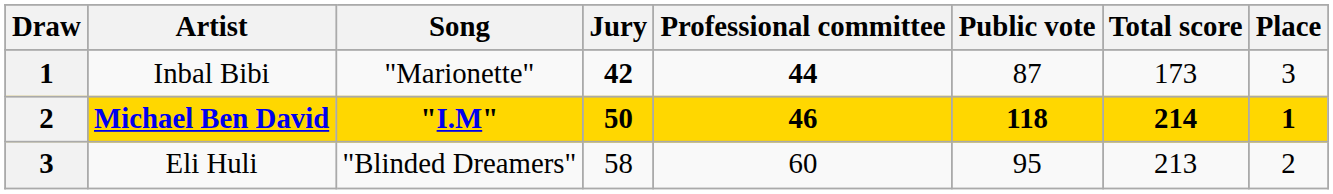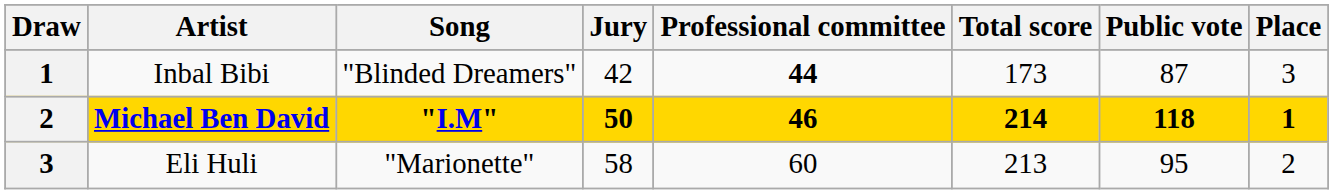columns swapped: (1027, 27) <-> (1176, 27)
(459, 73) "Marionette" -> (459, 73) "Blinded Dreamers"
(618, 73) bold -> (618, 73) normal
(459, 164) "Blinded Dreamers" -> (459, 164) "Marionette"
